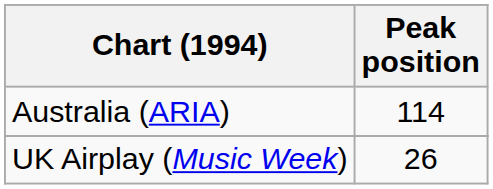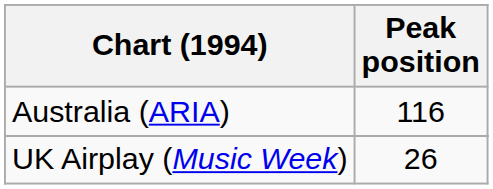(421, 111) 114 -> (421, 111) 116
